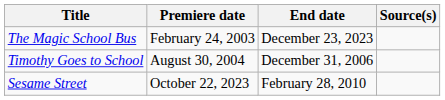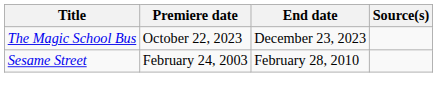(202, 38) February 24, 2003 -> (192, 38) October 22, 2023
- row: (76, 60)
(200, 83) October 22, 2023 -> (195, 60) February 24, 2003
